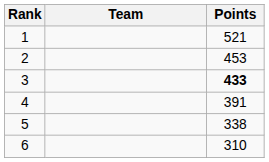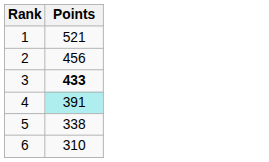- column: (126, 15)
(235, 59) 453 -> (74, 59) 456
(235, 102) no background -> (74, 102) paleturquoise background
